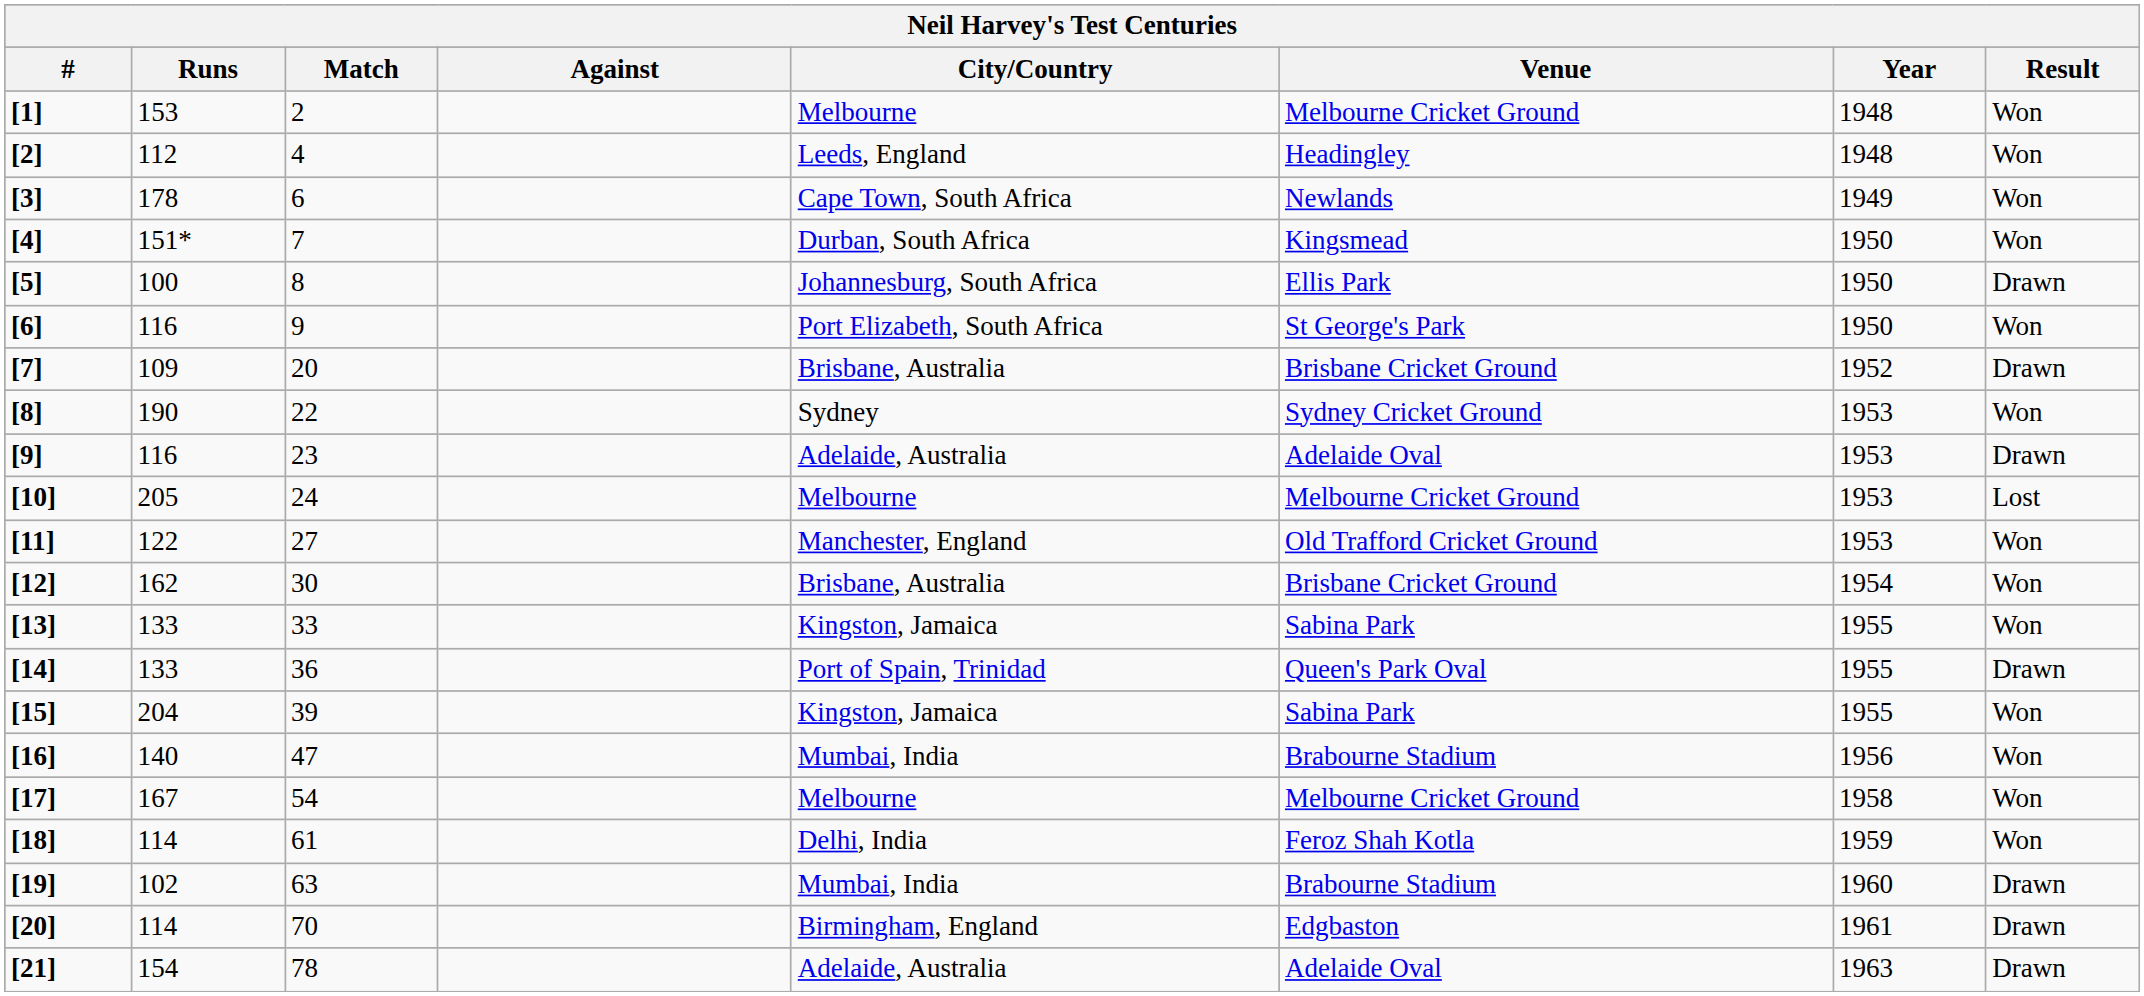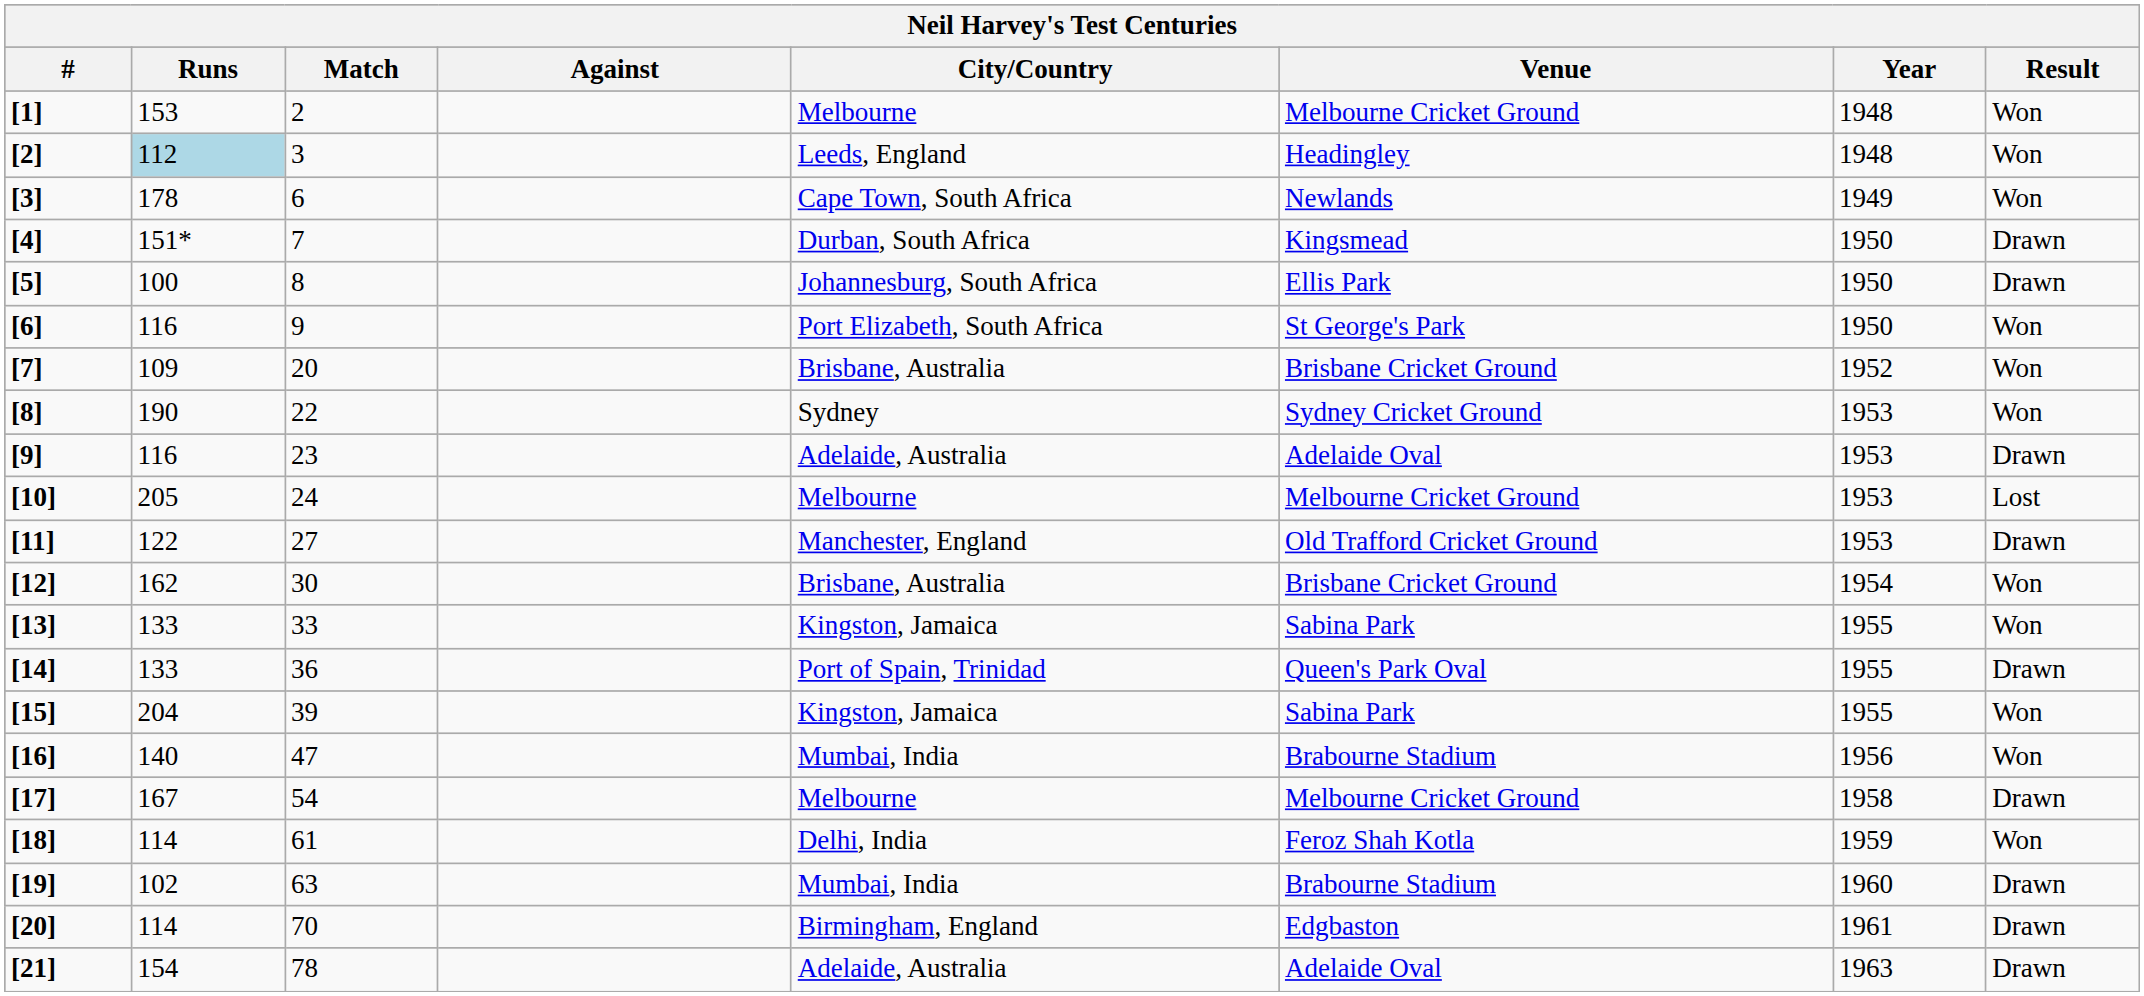(157, 154) no background -> (157, 154) lightblue background
(298, 154) 4 -> (298, 154) 3
(2017, 240) Won -> (2029, 240) Drawn
(2029, 369) Drawn -> (2017, 369) Won
(2017, 540) Won -> (2029, 540) Drawn
(2017, 797) Won -> (2029, 797) Drawn
